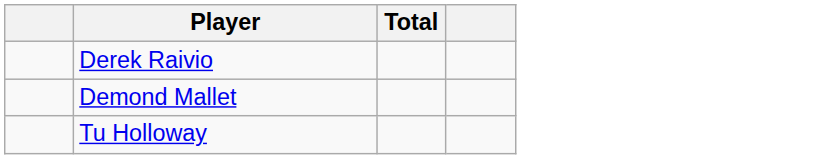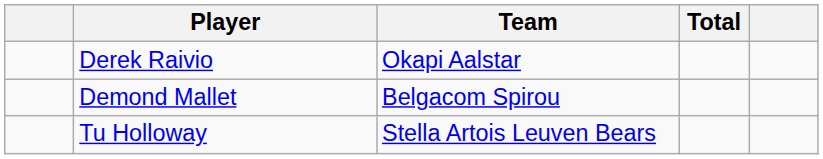+ column: (528, 23)
